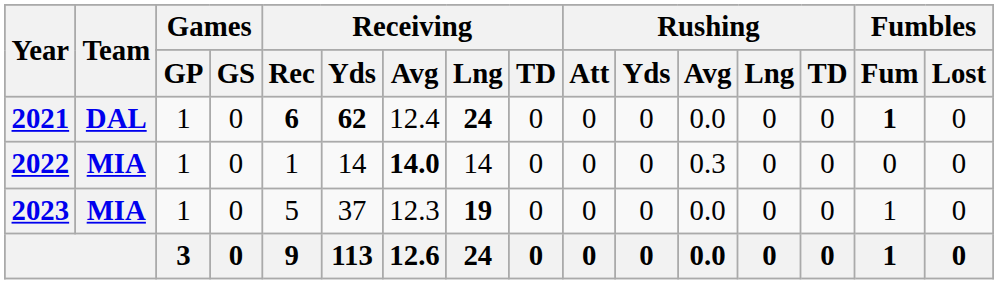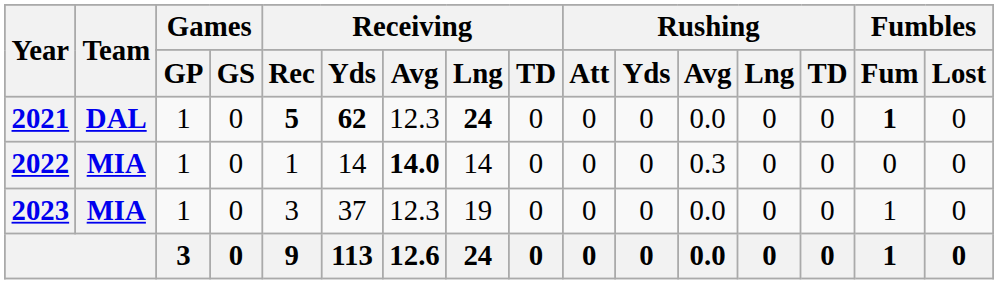(292, 118) 6 -> (292, 118) 5
(415, 118) 12.4 -> (415, 118) 12.3
(292, 210) 5 -> (292, 210) 3
(478, 210) bold -> (478, 210) normal
